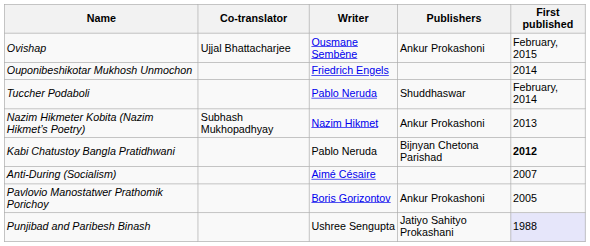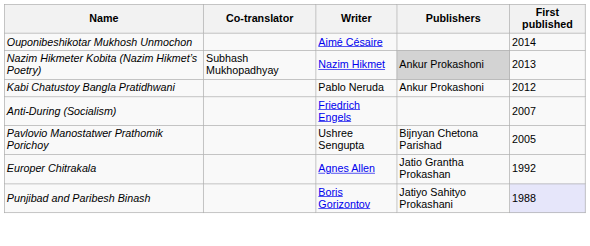- row: (26, 48)
(350, 71) Friedrich Engels -> (351, 42) Aimé Césaire
- row: (48, 94)
(442, 123) no background -> (442, 65) lightgrey background
(439, 152) Bijnyan Chetona Parishad -> (442, 88) Ankur Prokashoni
(525, 152) bold -> (524, 88) normal
(344, 175) Aimé Césaire -> (339, 111) Friedrich Engels
(351, 198) Boris Gorizontov -> (341, 140) Ushree Sengupta
(442, 198) Ankur Prokashoni -> (439, 140) Bijnyan Chetona Parishad
+ row: (51, 169)
(353, 227) Ushree Sengupta -> (344, 198) Boris Gorizontov
